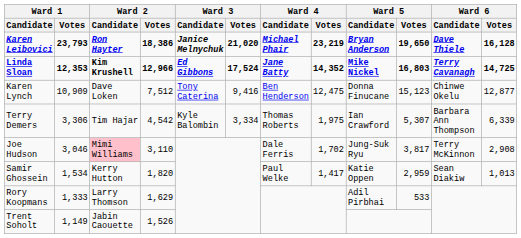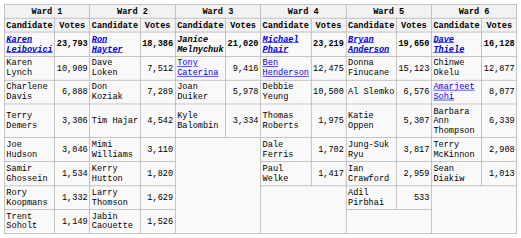- row: (19, 68)
+ row: (27, 92)
(369, 121) Ian Crawford -> (361, 121) Katie Oppen
(112, 150) pink background -> (112, 150) no background
(361, 174) Katie Oppen -> (369, 174) Ian Crawford
(75, 197) 1,333 -> (75, 197) 1,332
